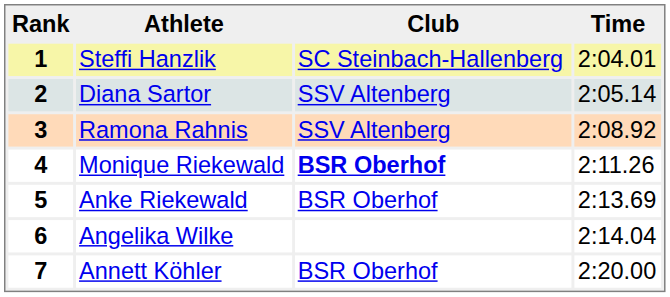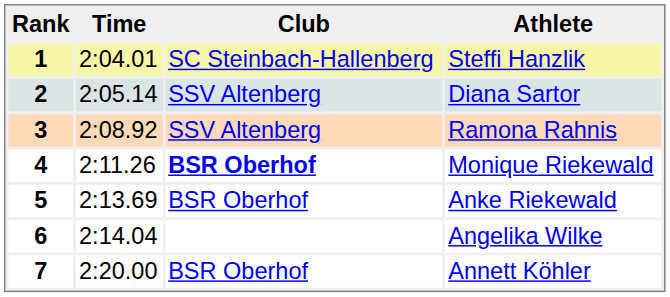columns swapped: (184, 24) <-> (618, 24)
